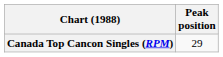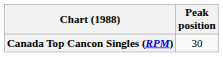(197, 43) 29 -> (197, 43) 30
